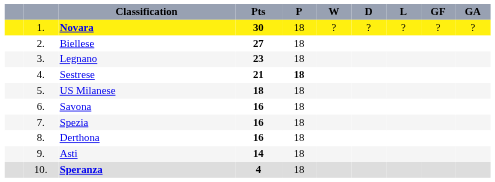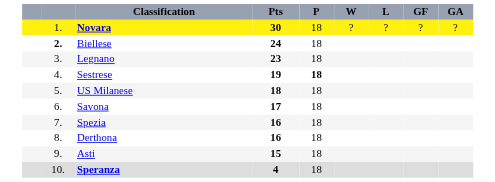- column: (369, 12)
(41, 43) normal -> (58, 43) bold
(258, 43) 27 -> (276, 43) 24
(258, 75) 21 -> (276, 75) 19
(258, 106) 16 -> (276, 106) 17
(258, 154) 14 -> (276, 154) 15
